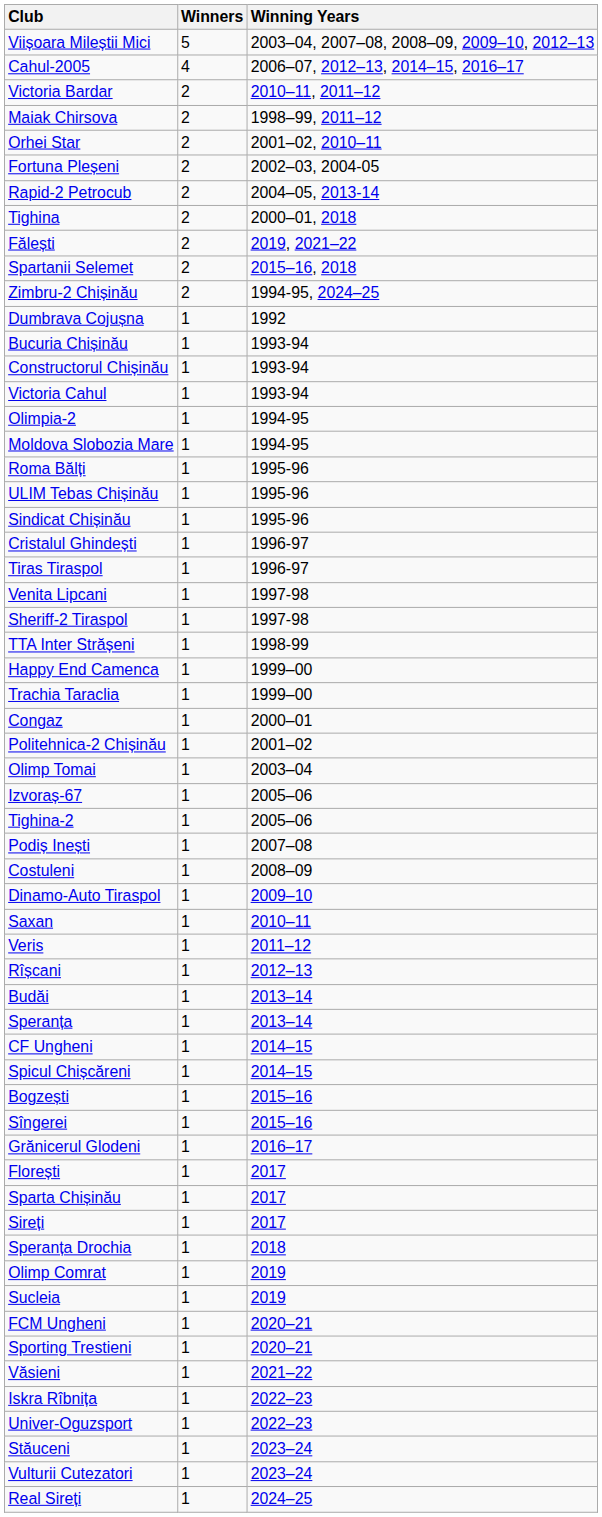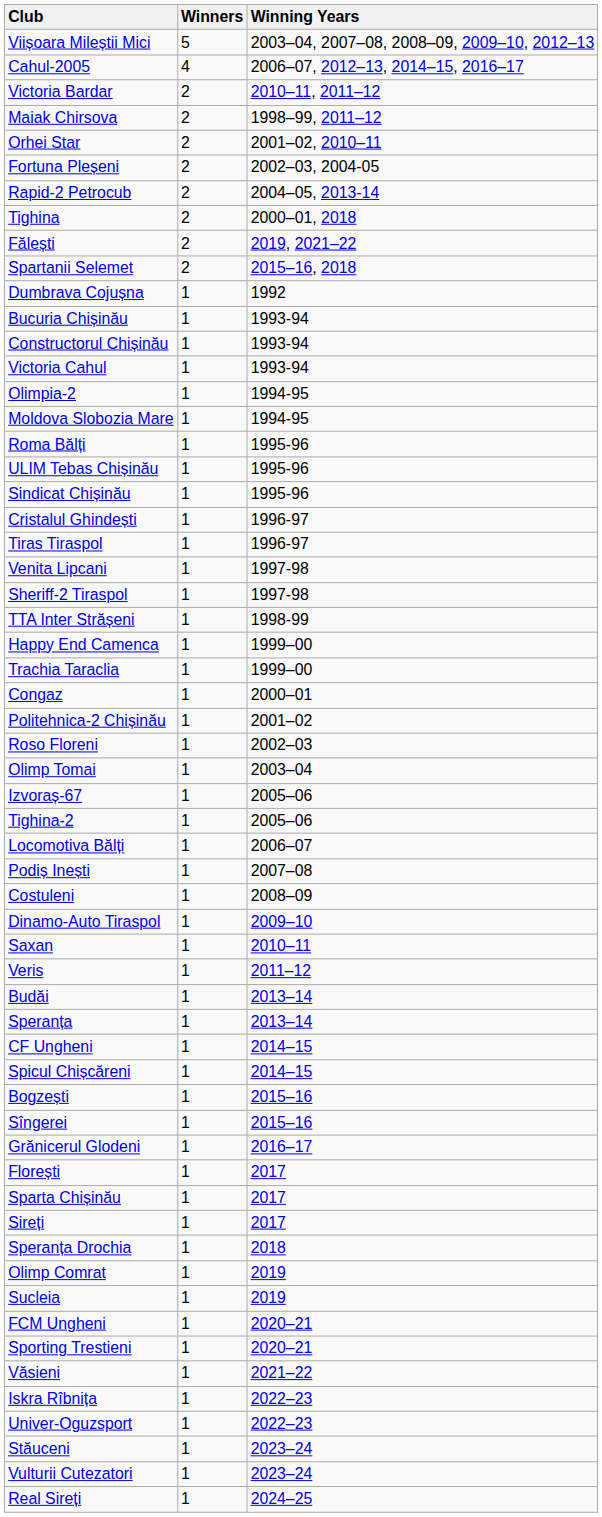- row: (73, 293)
+ row: (53, 745)
+ row: (66, 846)
- row: (35, 971)
